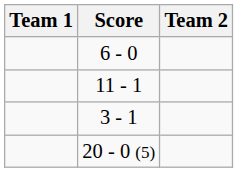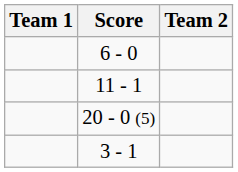rows swapped: (119, 118) <-> (119, 150)
